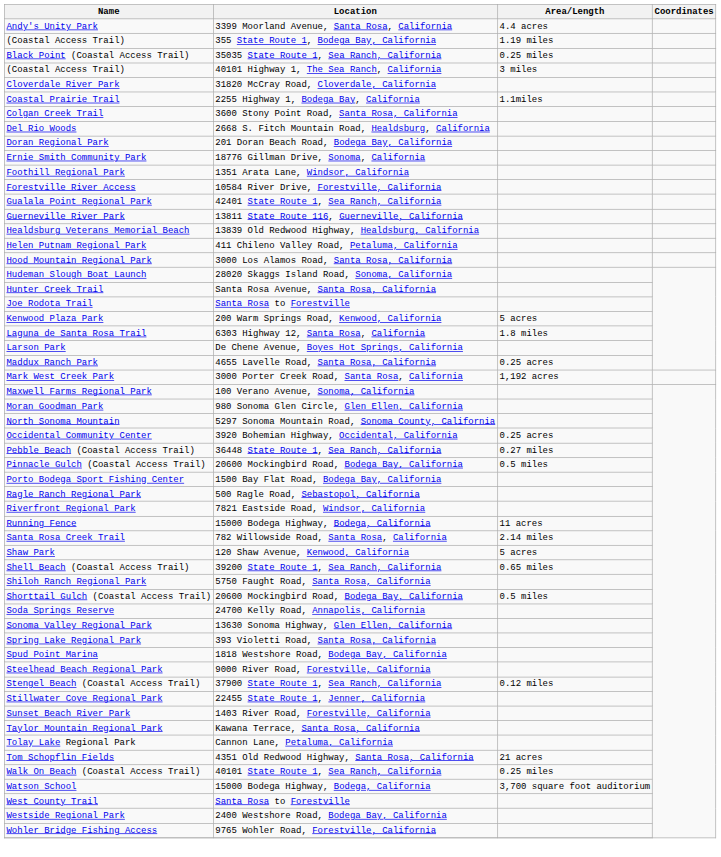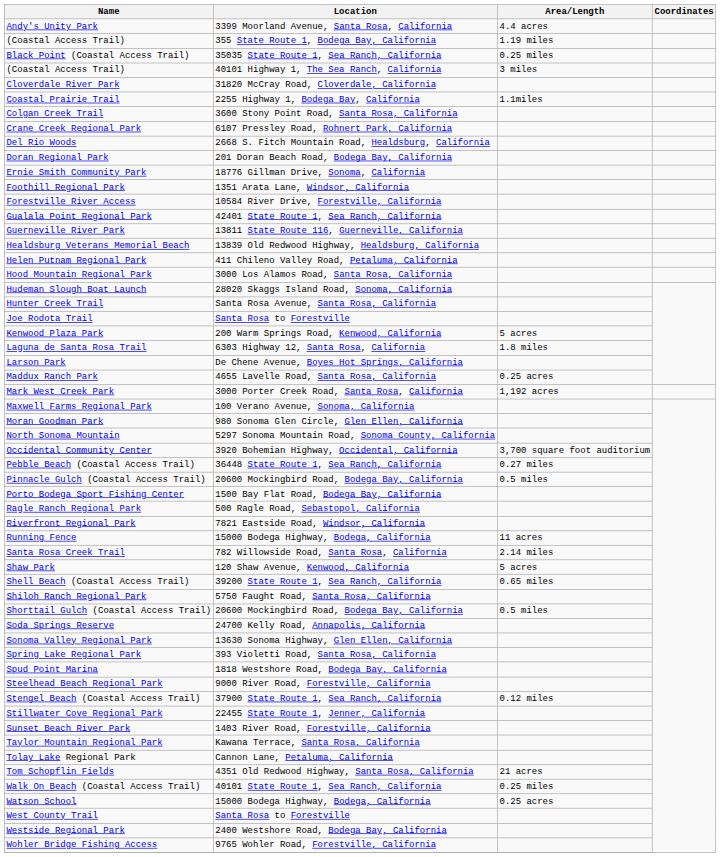+ row: (74, 129)
(526, 436) 0.25 acres -> (575, 450) 3,700 square foot auditorium
(575, 786) 3,700 square foot auditorium -> (526, 801) 0.25 acres
